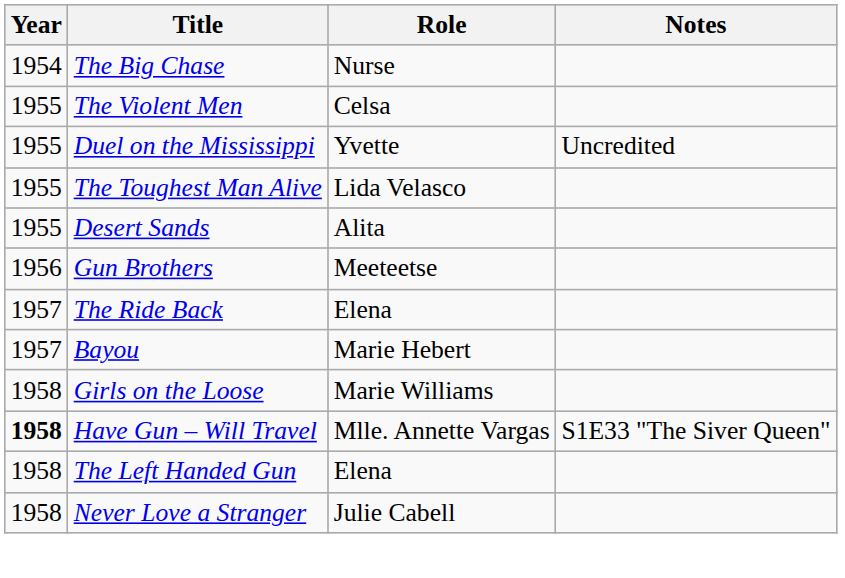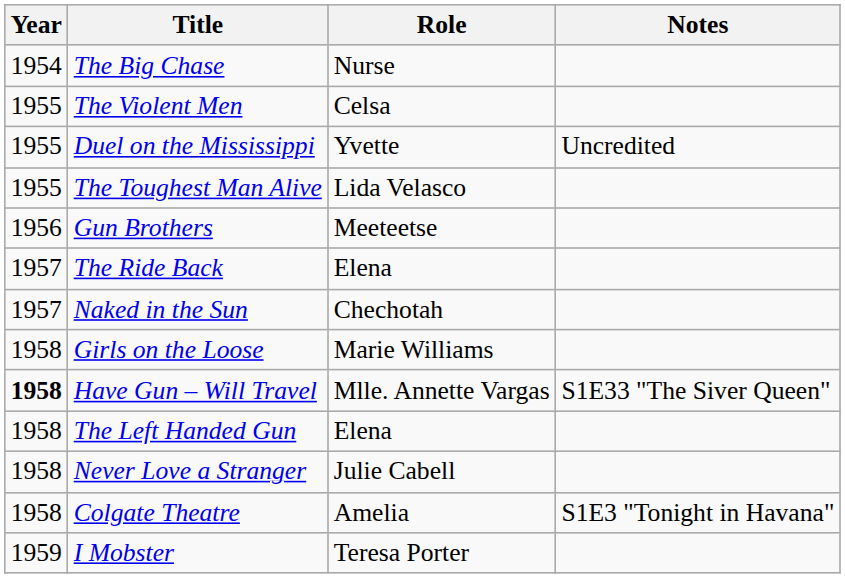- row: (142, 227)
- row: (106, 349)
+ row: (161, 308)
+ row: (157, 512)
+ row: (124, 552)
